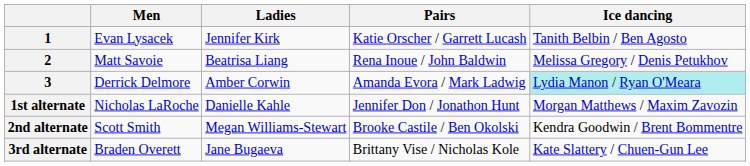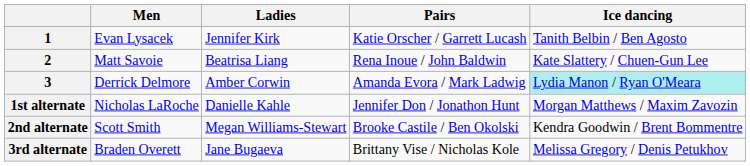(630, 60) Melissa Gregory / Denis Petukhov -> (621, 60) Kate Slattery / Chuen-Gun Lee
(621, 149) Kate Slattery / Chuen-Gun Lee -> (630, 149) Melissa Gregory / Denis Petukhov
